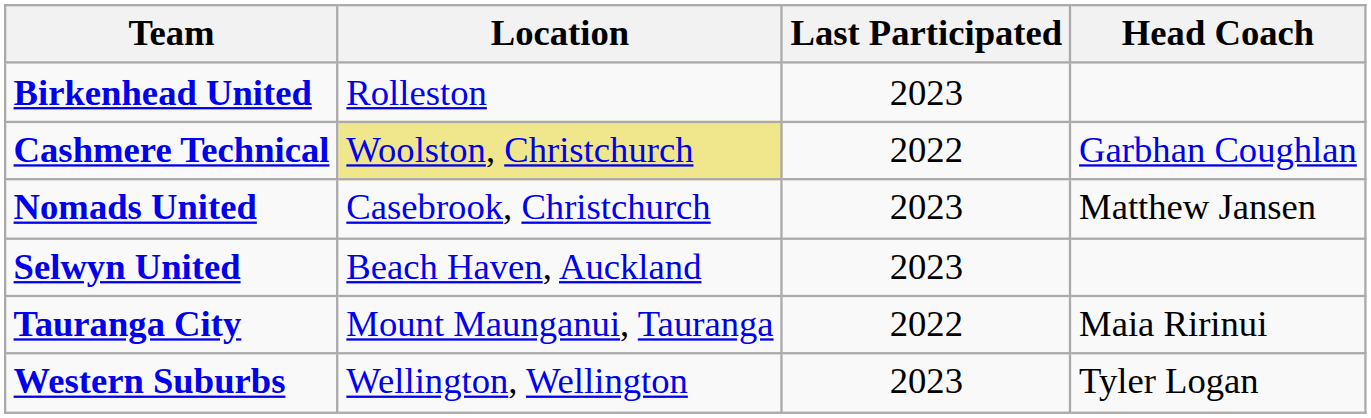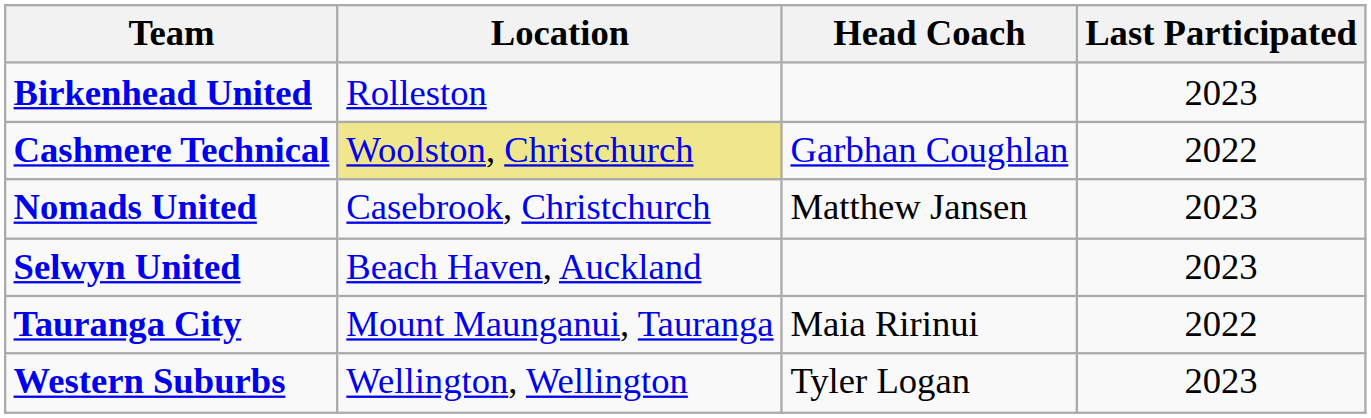columns swapped: (926, 33) <-> (1218, 33)
